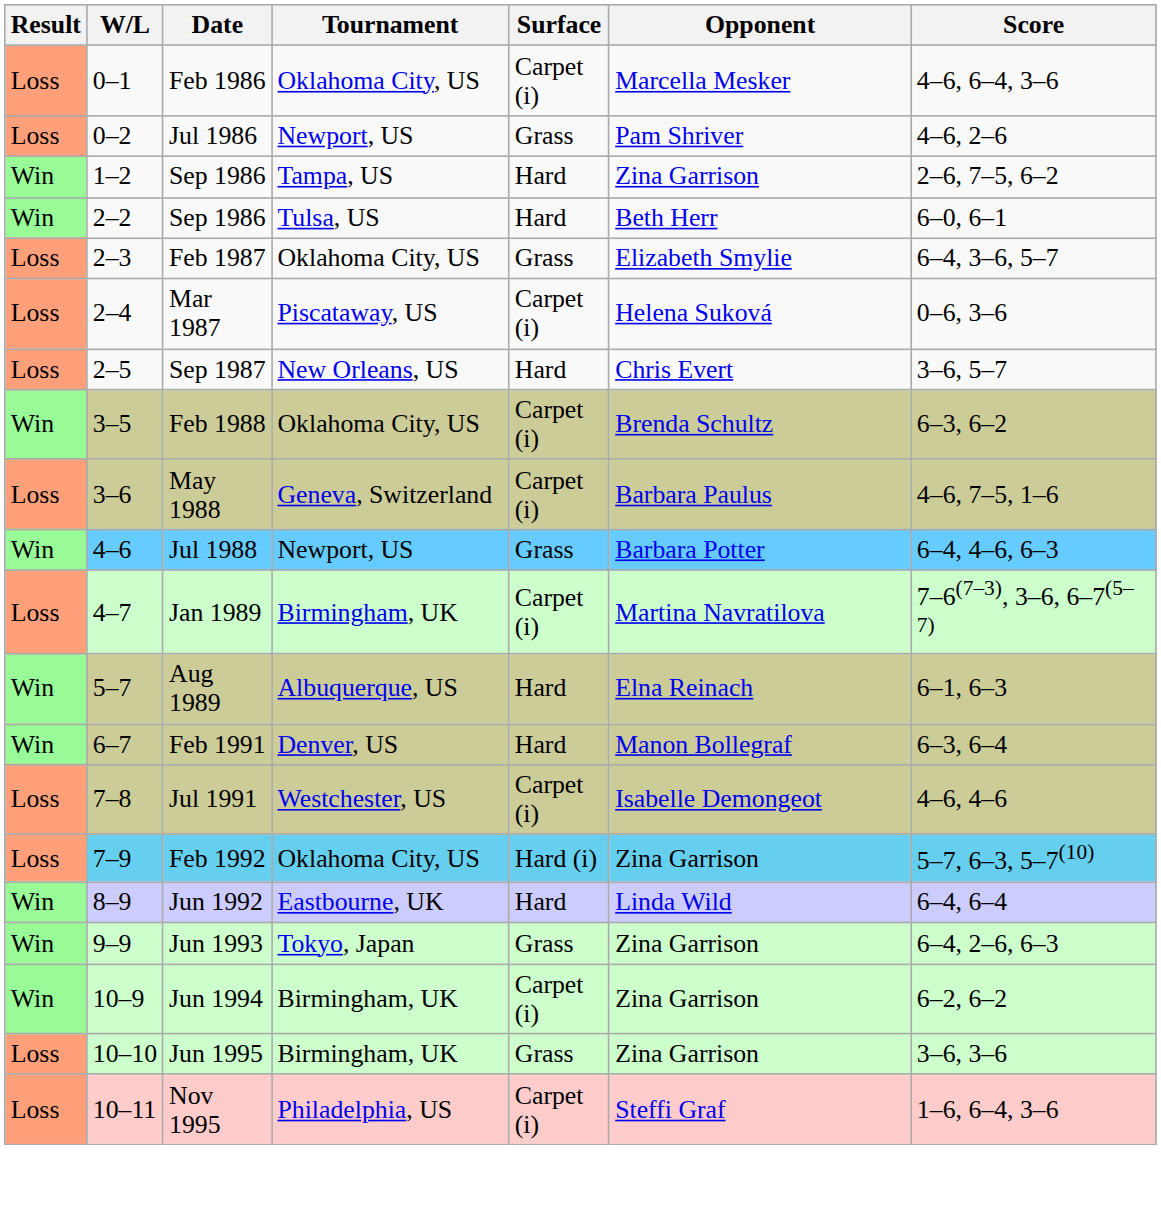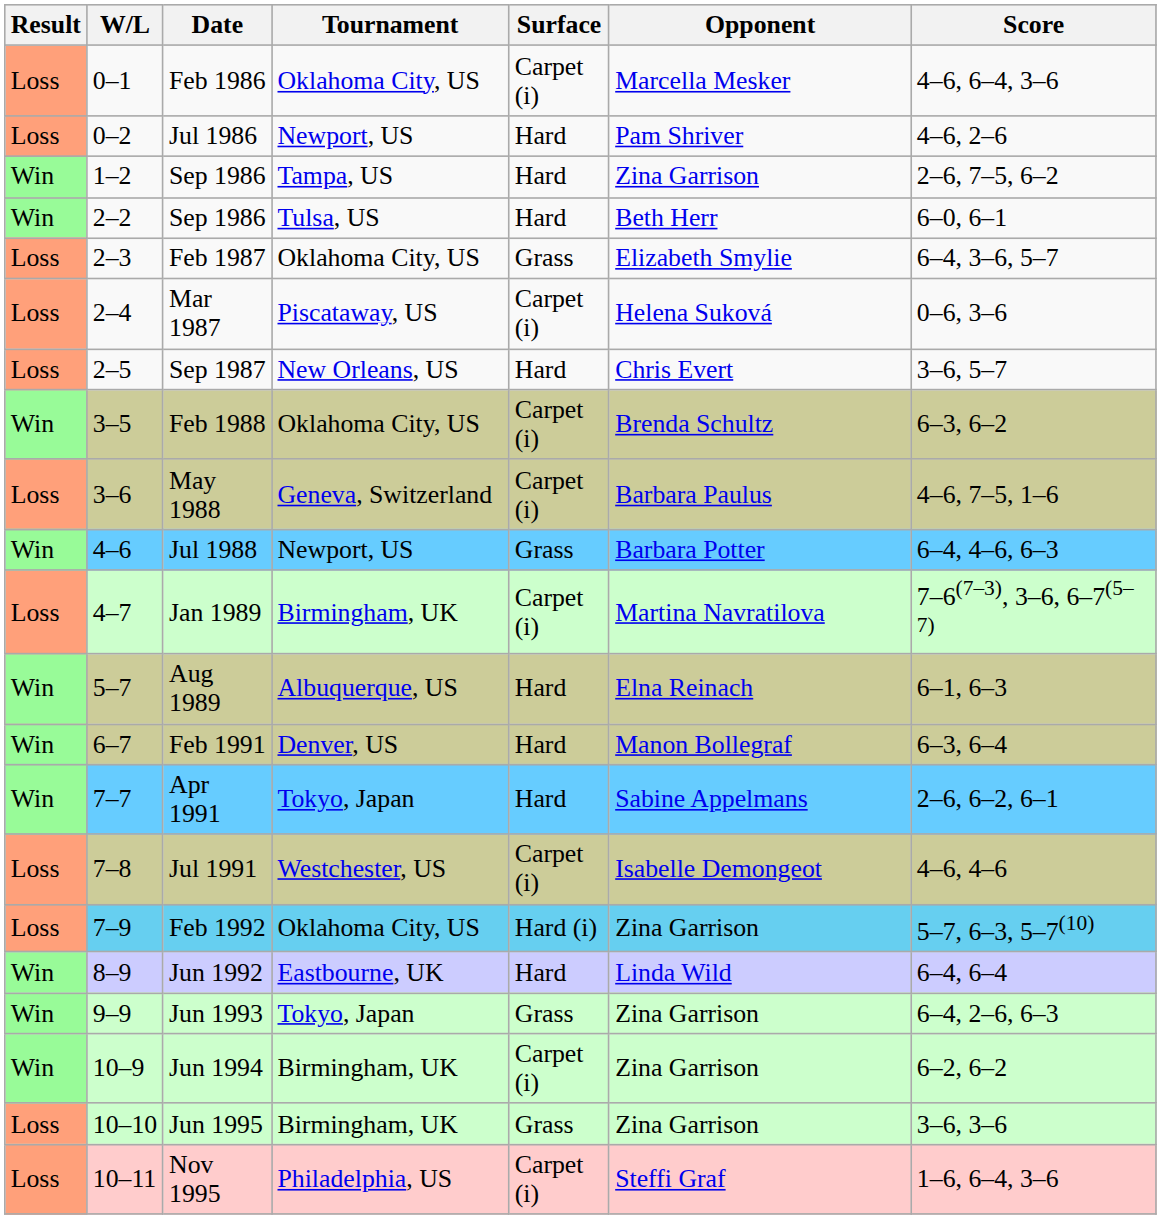(544, 135) Grass -> (541, 135) Hard
+ row: (112, 799)
